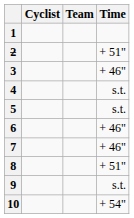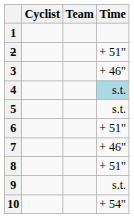(119, 90) no background -> (119, 90) lightblue background
(113, 128) + 46" -> (113, 128) + 51"
